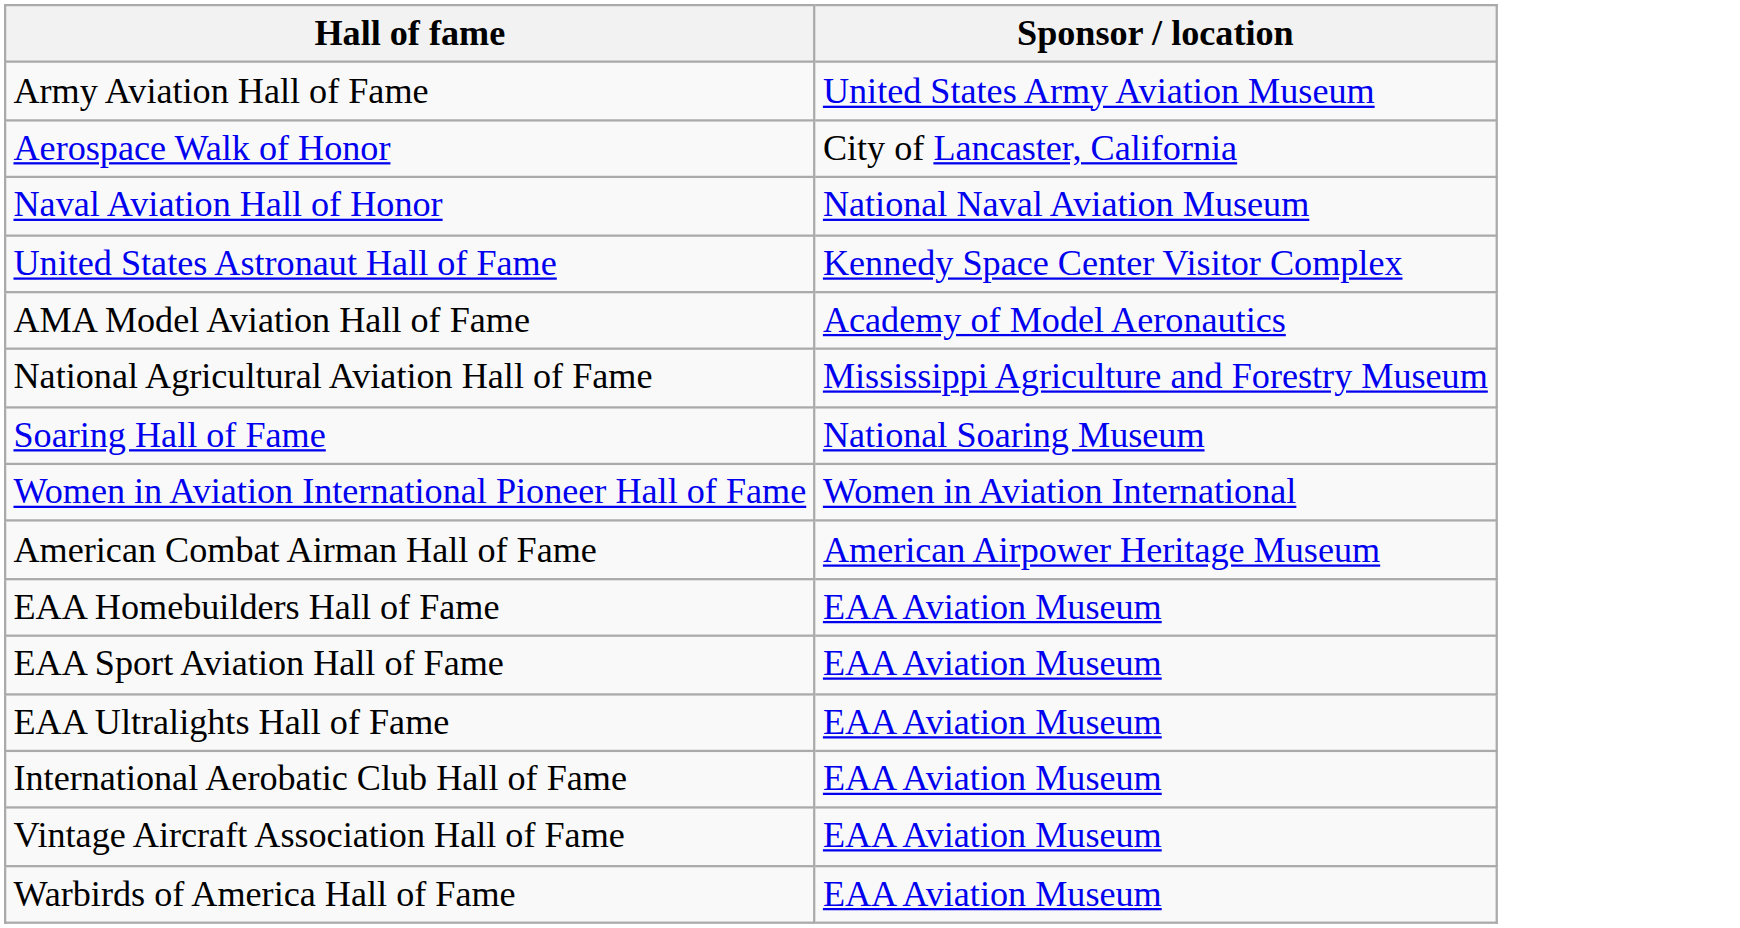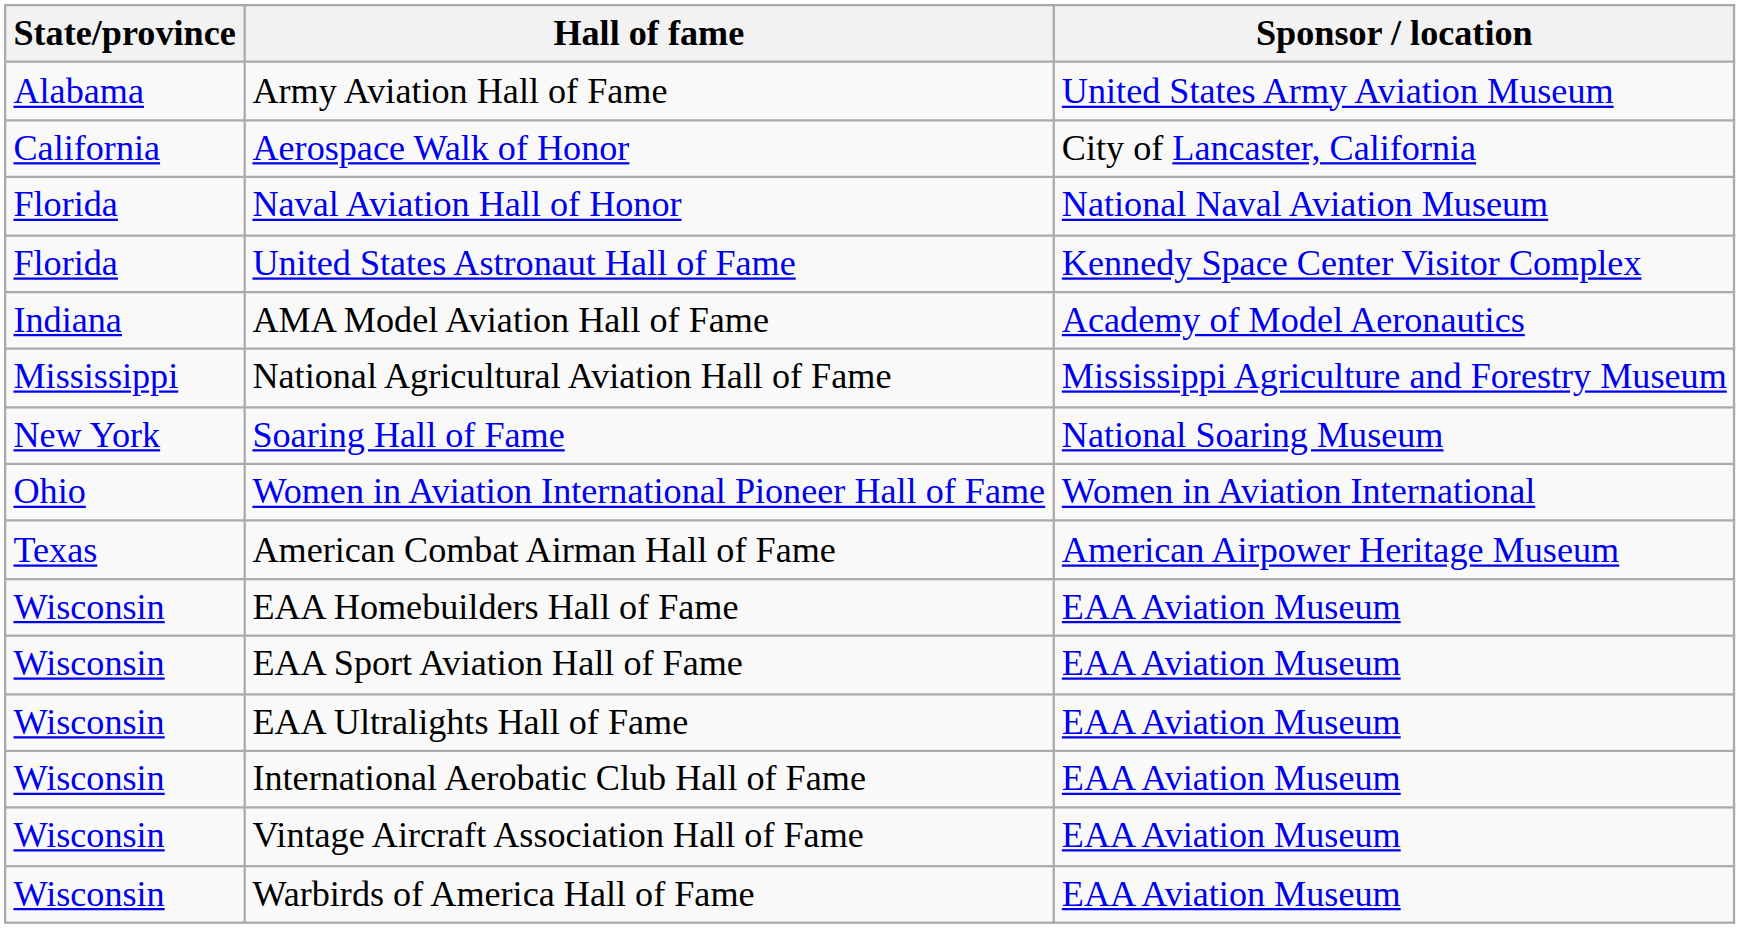+ column: (125, 33)
